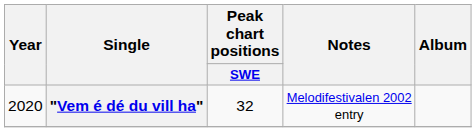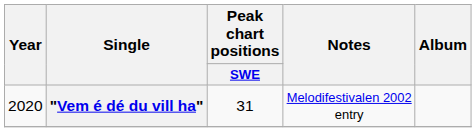(245, 105) 32 -> (245, 105) 31
